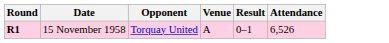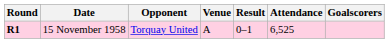+ column: (355, 13)
(282, 30) 6,526 -> (282, 30) 6,525
